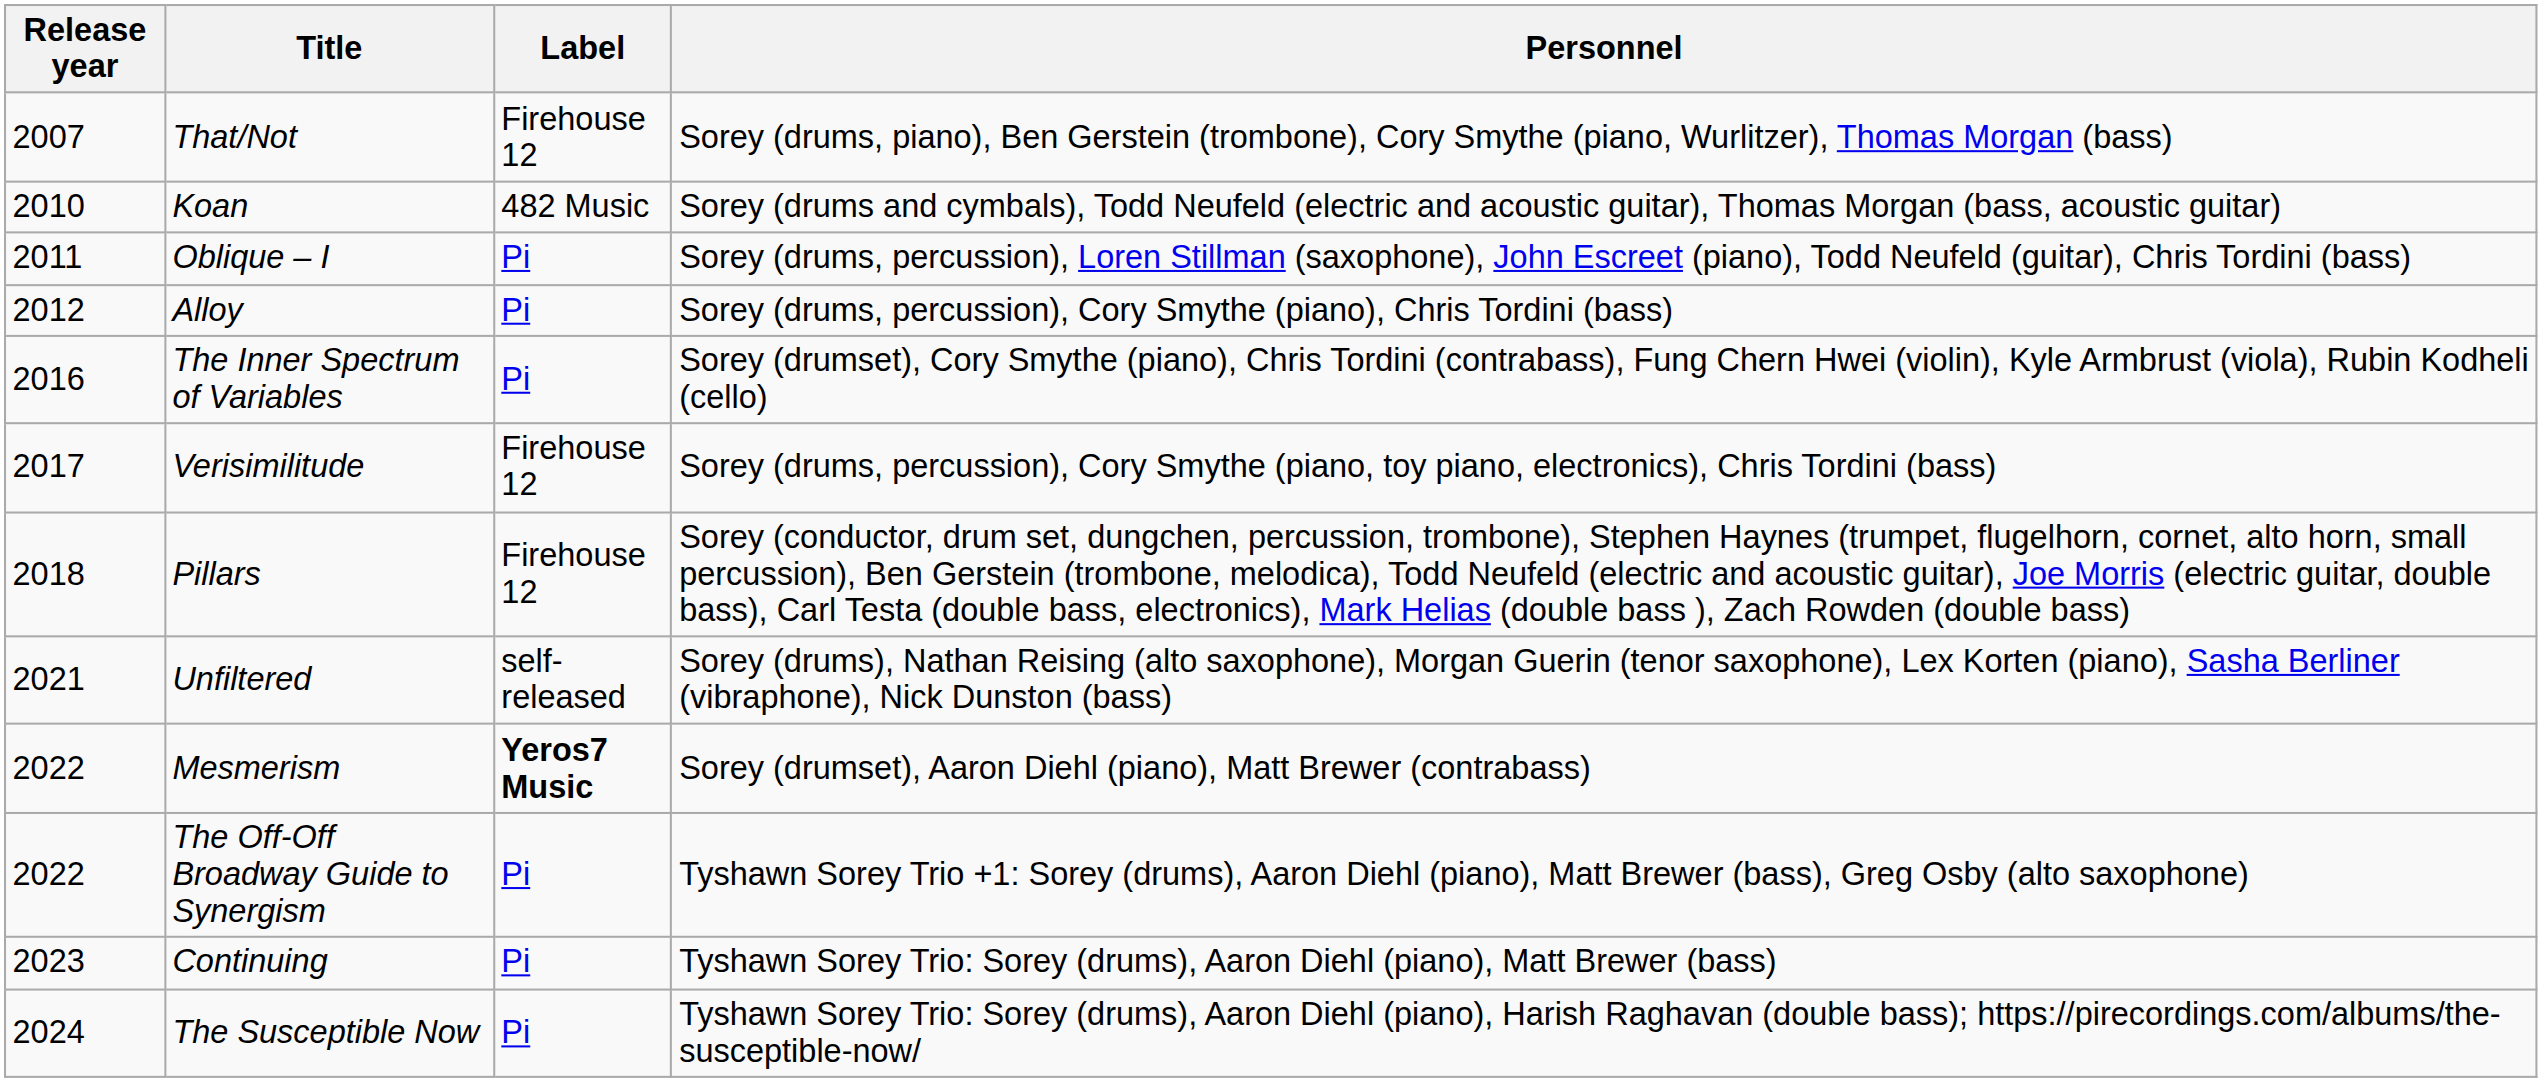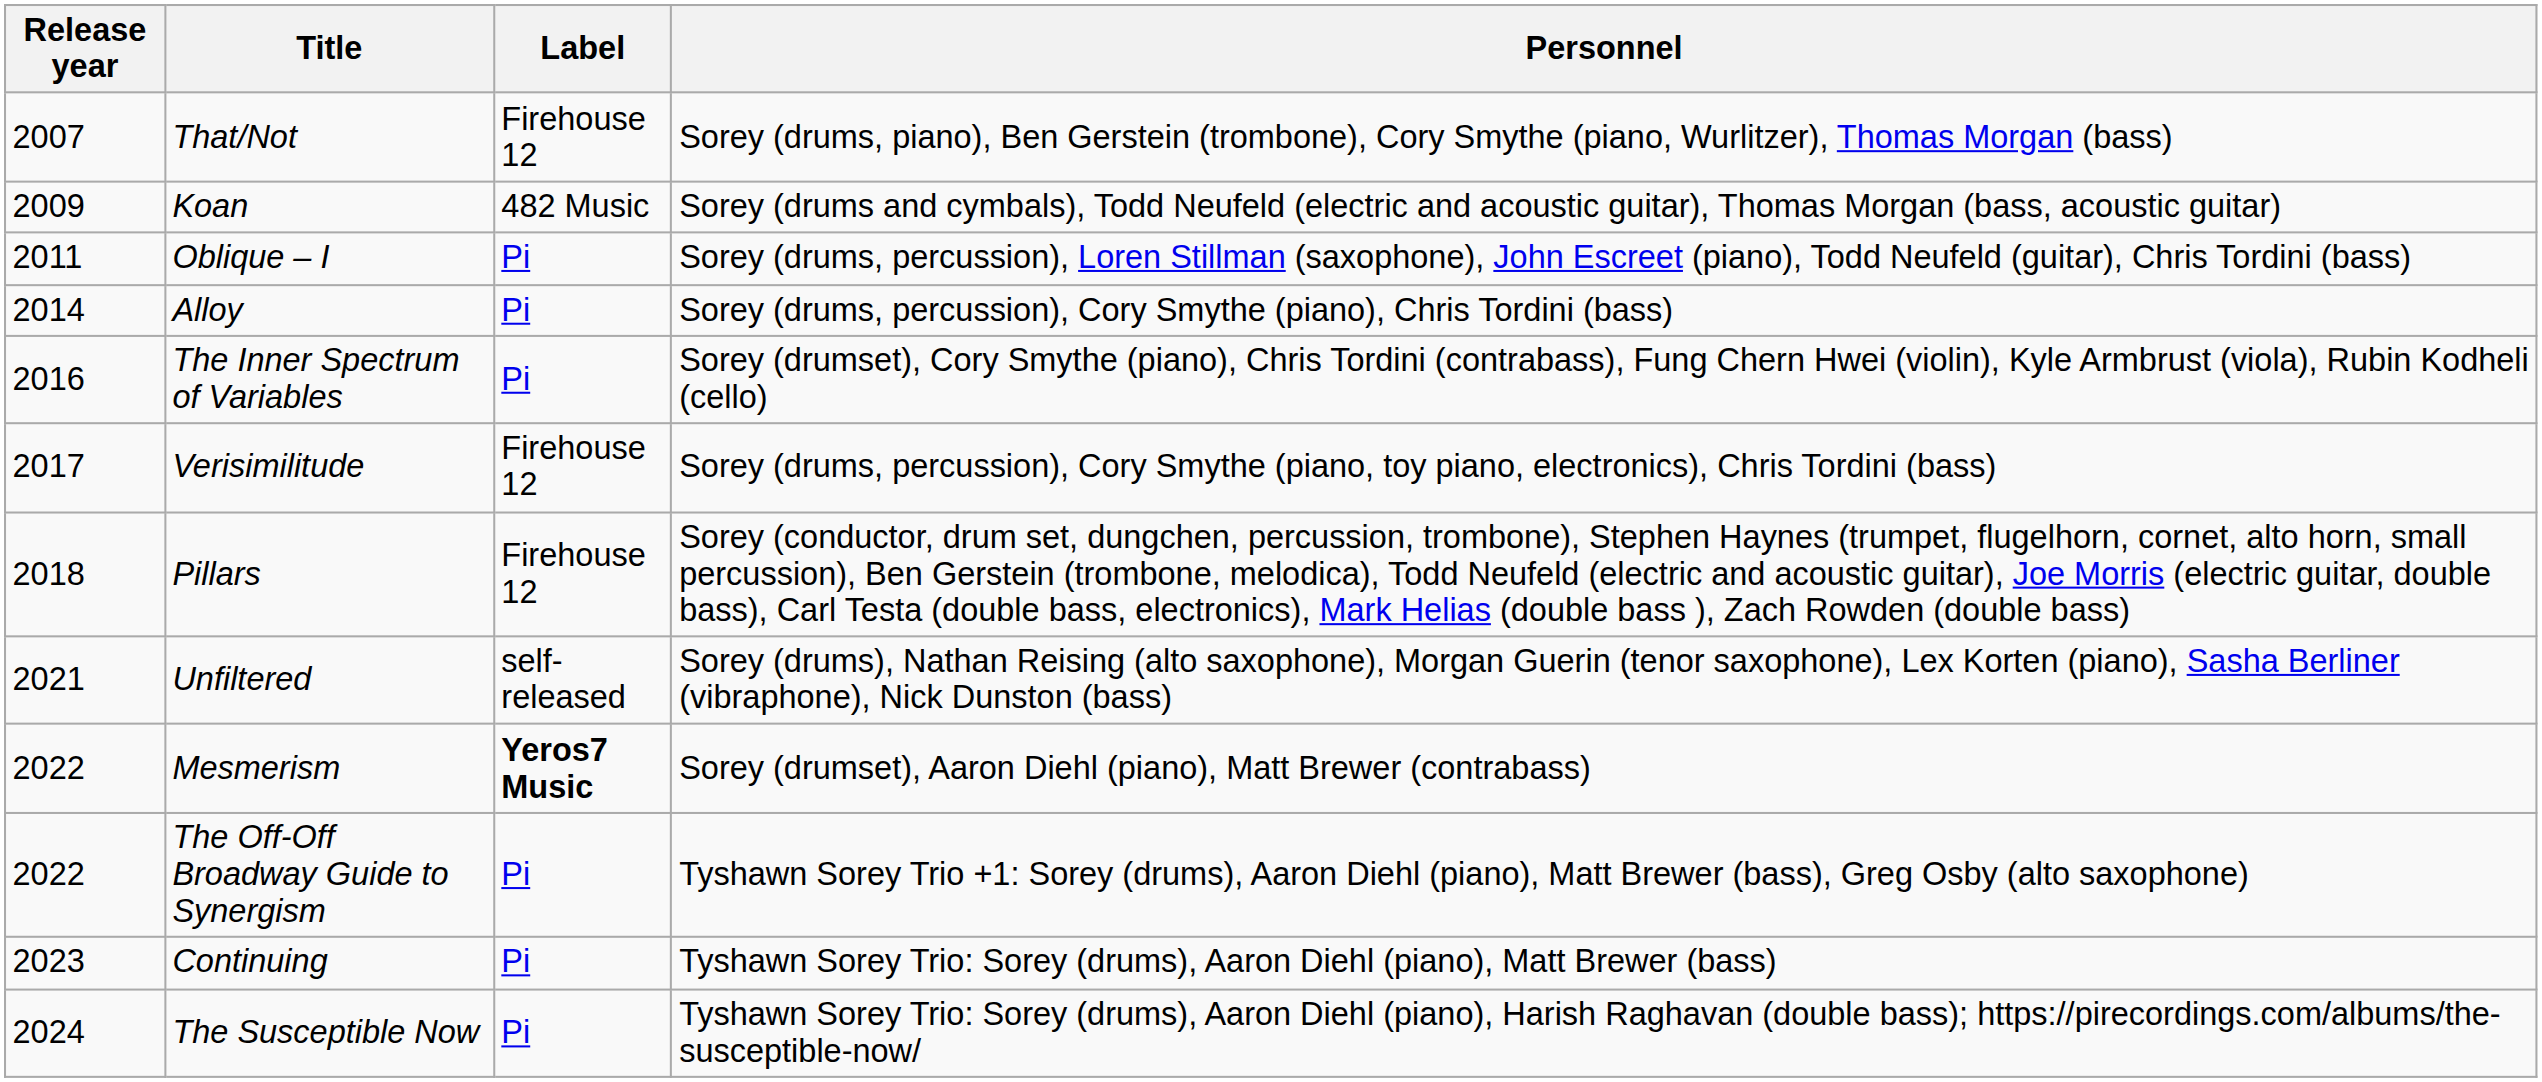(49, 206) 2010 -> (49, 206) 2009
(49, 309) 2012 -> (49, 309) 2014
